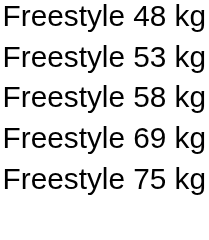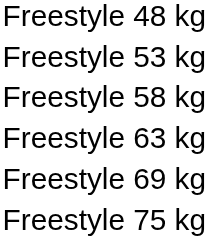+ row: (104, 138)
